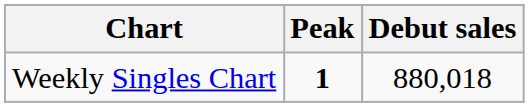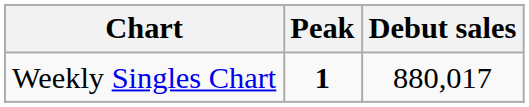(442, 76) 880,018 -> (442, 76) 880,017
